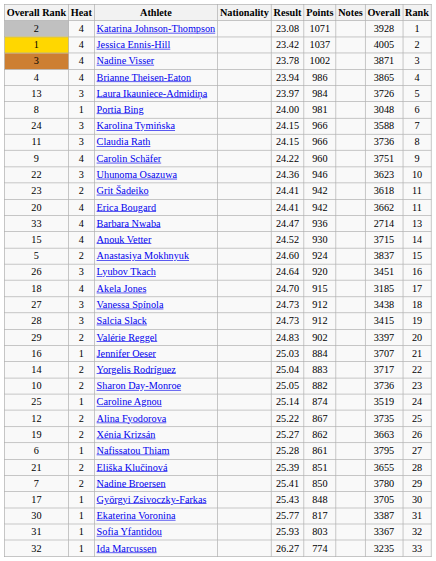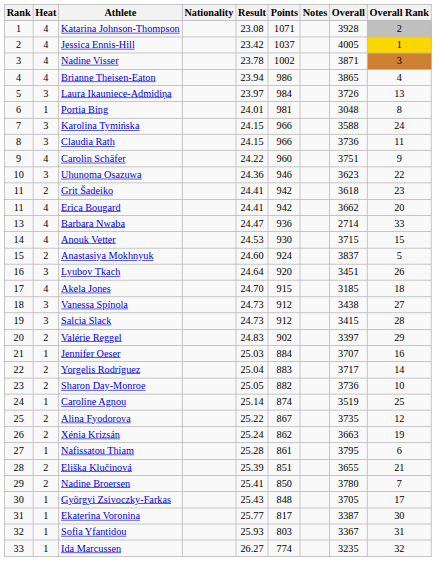columns swapped: (417, 12) <-> (36, 12)
(288, 110) 24.00 -> (252, 110) 24.01
(288, 239) 24.52 -> (252, 239) 24.53
(288, 434) 25.27 -> (252, 434) 25.24
